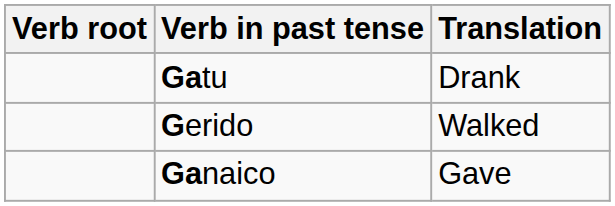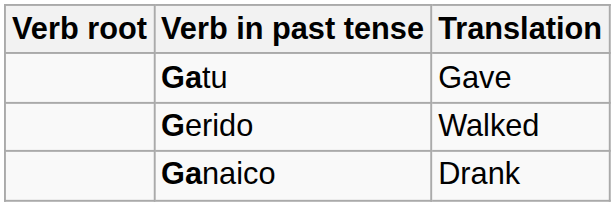(479, 77) Drank -> (475, 77) Gave
(475, 175) Gave -> (479, 175) Drank
